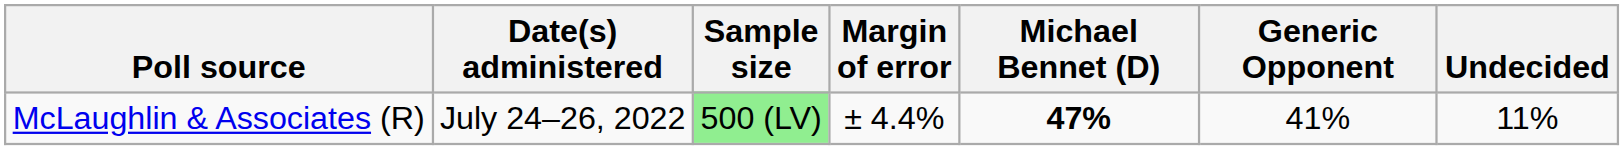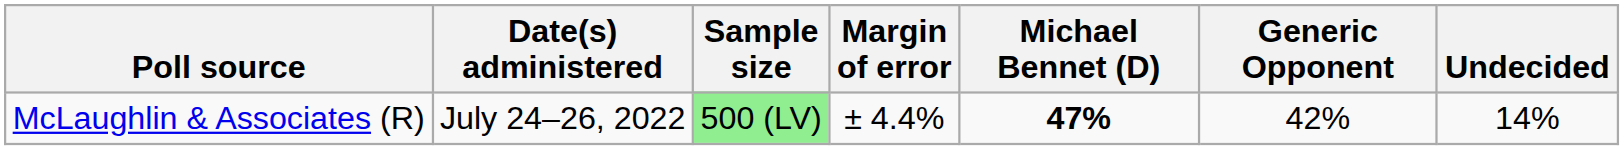(1318, 118) 41% -> (1318, 118) 42%
(1527, 118) 11% -> (1527, 118) 14%
